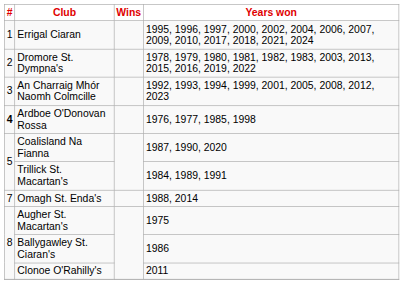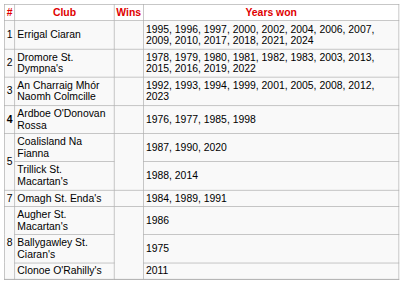(186, 176) 1984, 1989, 1991 -> (172, 176) 1988, 2014
(172, 198) 1988, 2014 -> (186, 198) 1984, 1989, 1991
(157, 220) 1975 -> (157, 220) 1986
(157, 248) 1986 -> (157, 248) 1975
